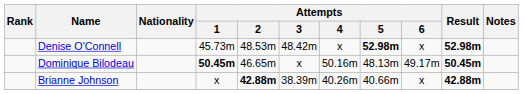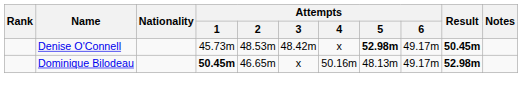(422, 47) x -> (421, 47) 49.17m
(463, 47) 52.98m -> (462, 47) 50.45m
(463, 64) 50.45m -> (462, 64) 52.98m
- row: (78, 81)
